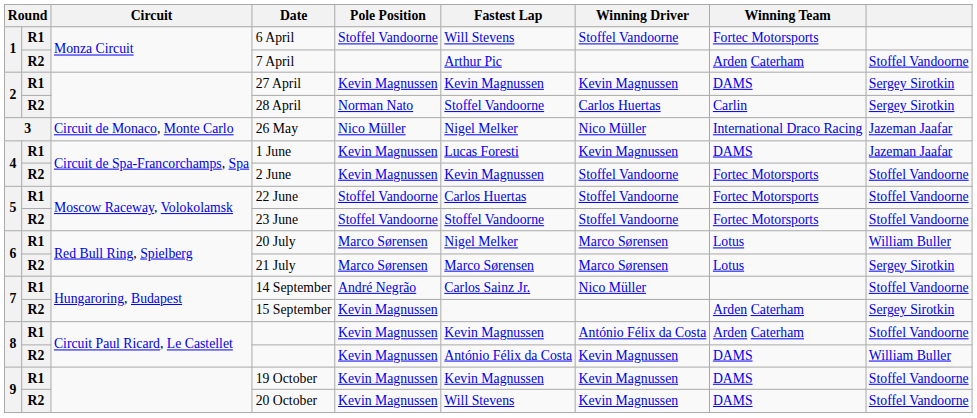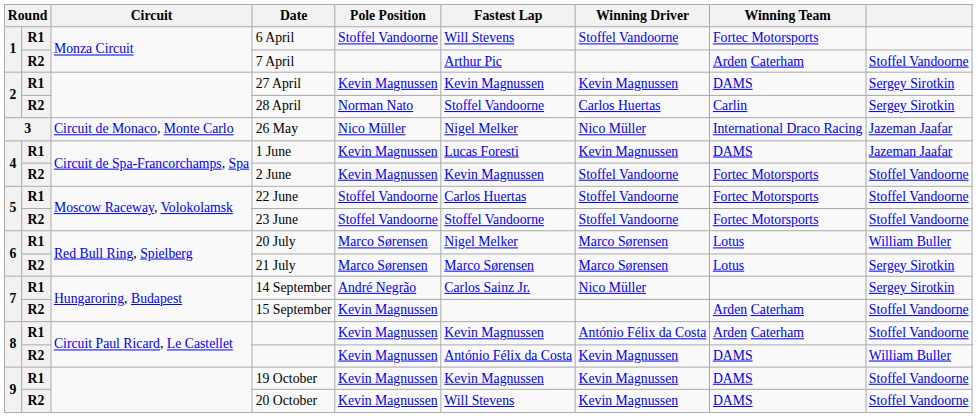(919, 287) Stoffel Vandoorne -> (912, 287) Sergey Sirotkin
(912, 310) Sergey Sirotkin -> (919, 310) Stoffel Vandoorne
